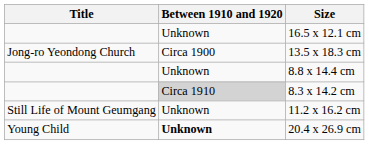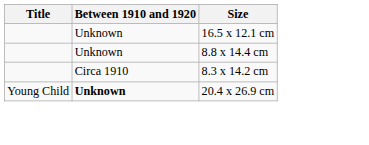- row: (325, 52)
(188, 91) lightgrey background -> (102, 71) no background
- row: (324, 110)
